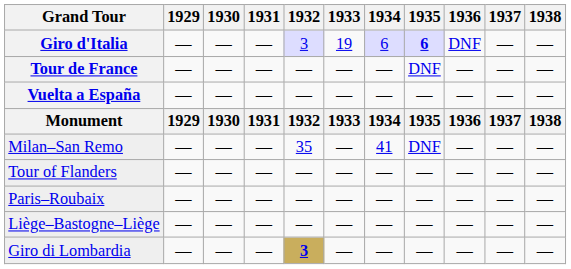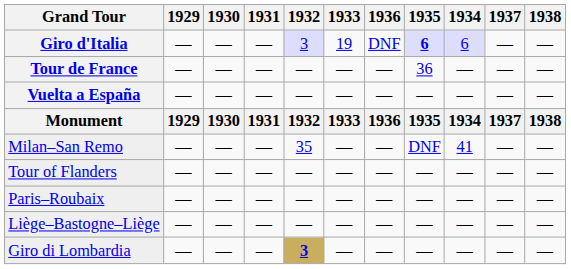columns swapped: (384, 17) <-> (465, 17)
(424, 69) DNF -> (424, 69) 36
